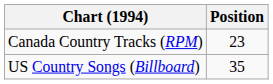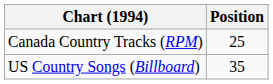(237, 41) 23 -> (237, 41) 25
